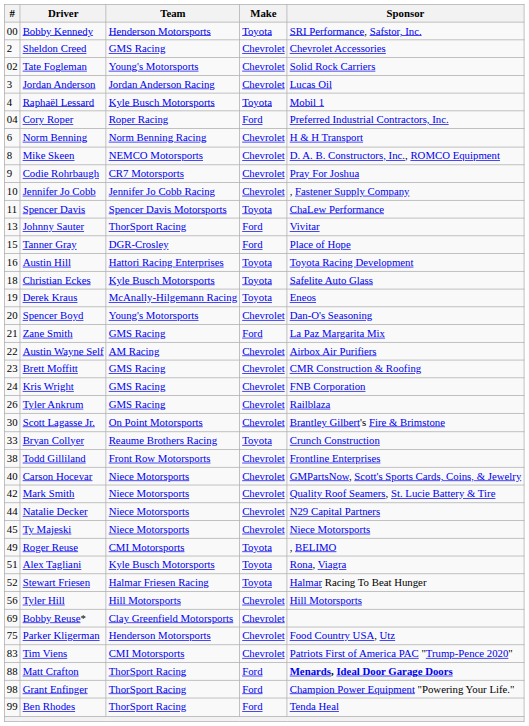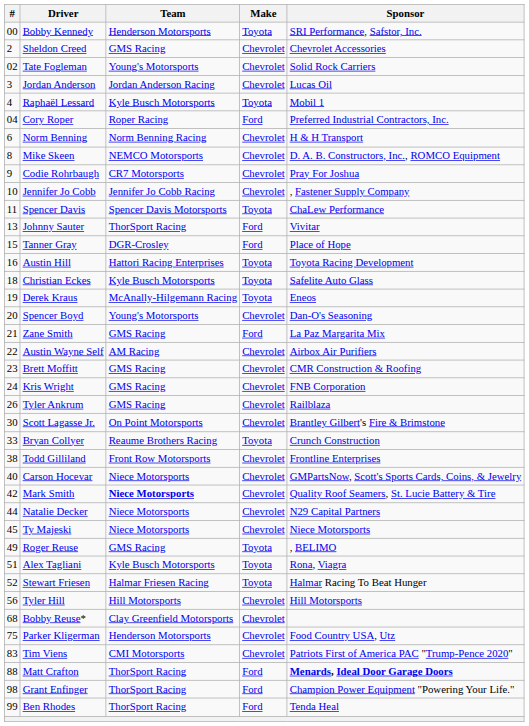(149, 494) normal -> (151, 494) bold
(147, 547) CMI Motorsports -> (137, 547) GMS Racing
(12, 618) 69 -> (12, 618) 68
